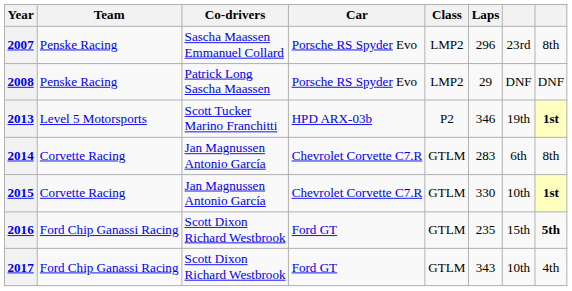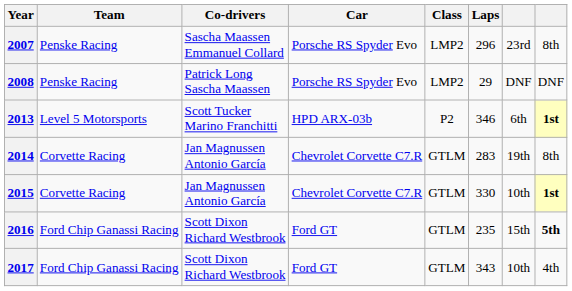(519, 119) 19th -> (519, 119) 6th
(519, 156) 6th -> (519, 156) 19th
